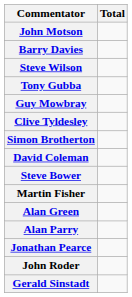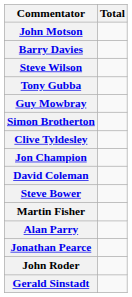rows swapped: (51, 121) <-> (51, 139)
+ row: (51, 157)
- row: (51, 211)
